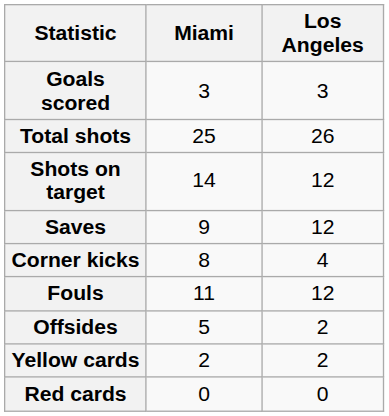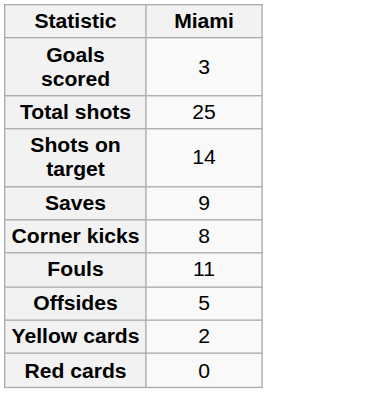- column: (323, 33)
